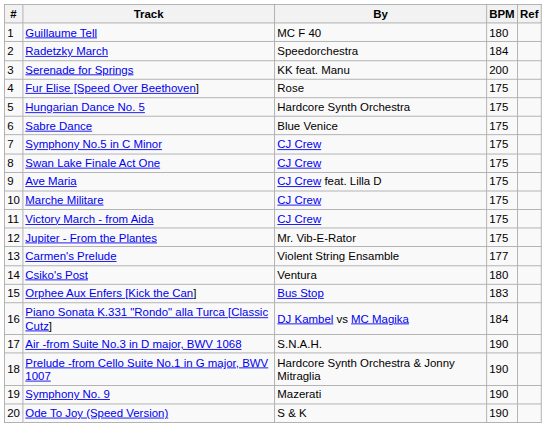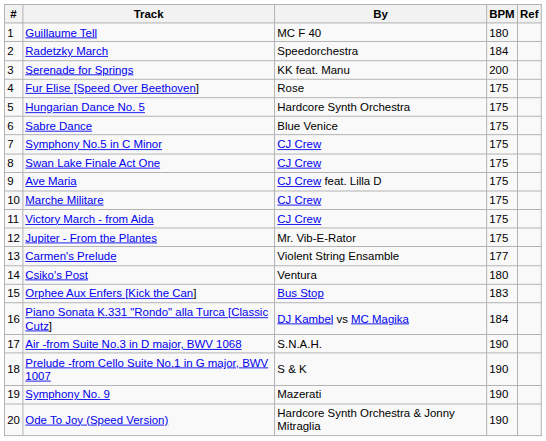(366, 369) Hardcore Synth Orchestra & Jonny Mitraglia -> (292, 369) S & K
(292, 413) S & K -> (366, 420) Hardcore Synth Orchestra & Jonny Mitraglia
